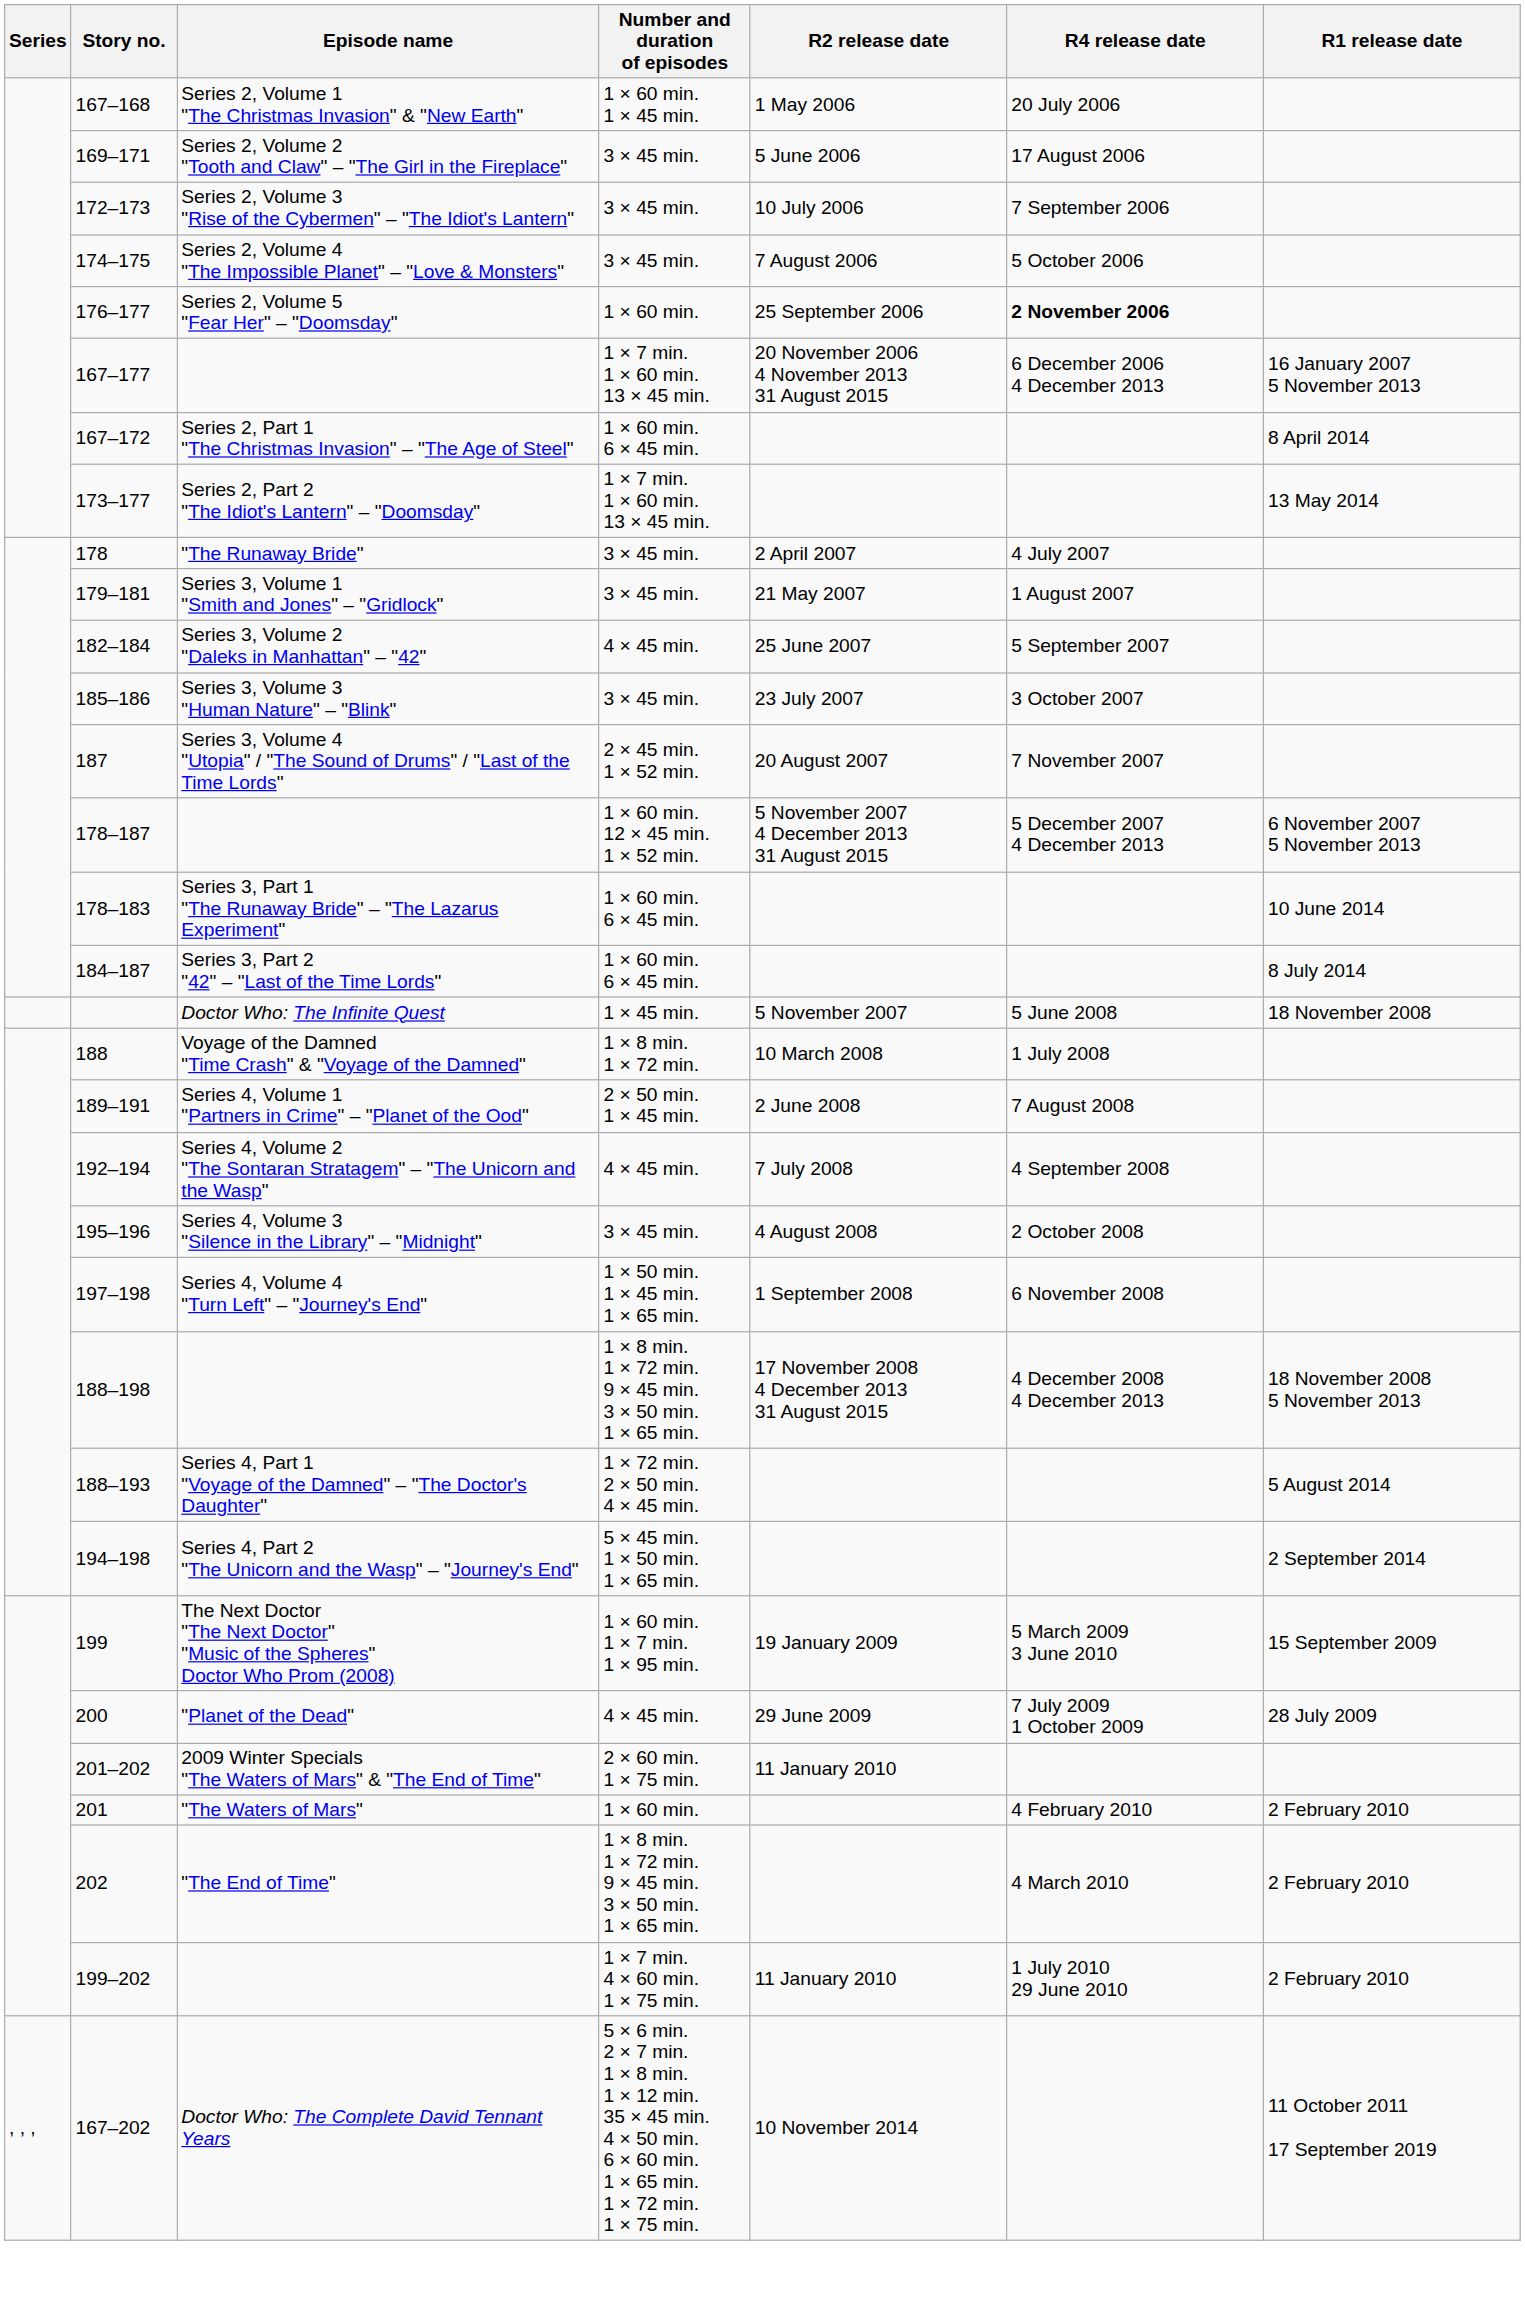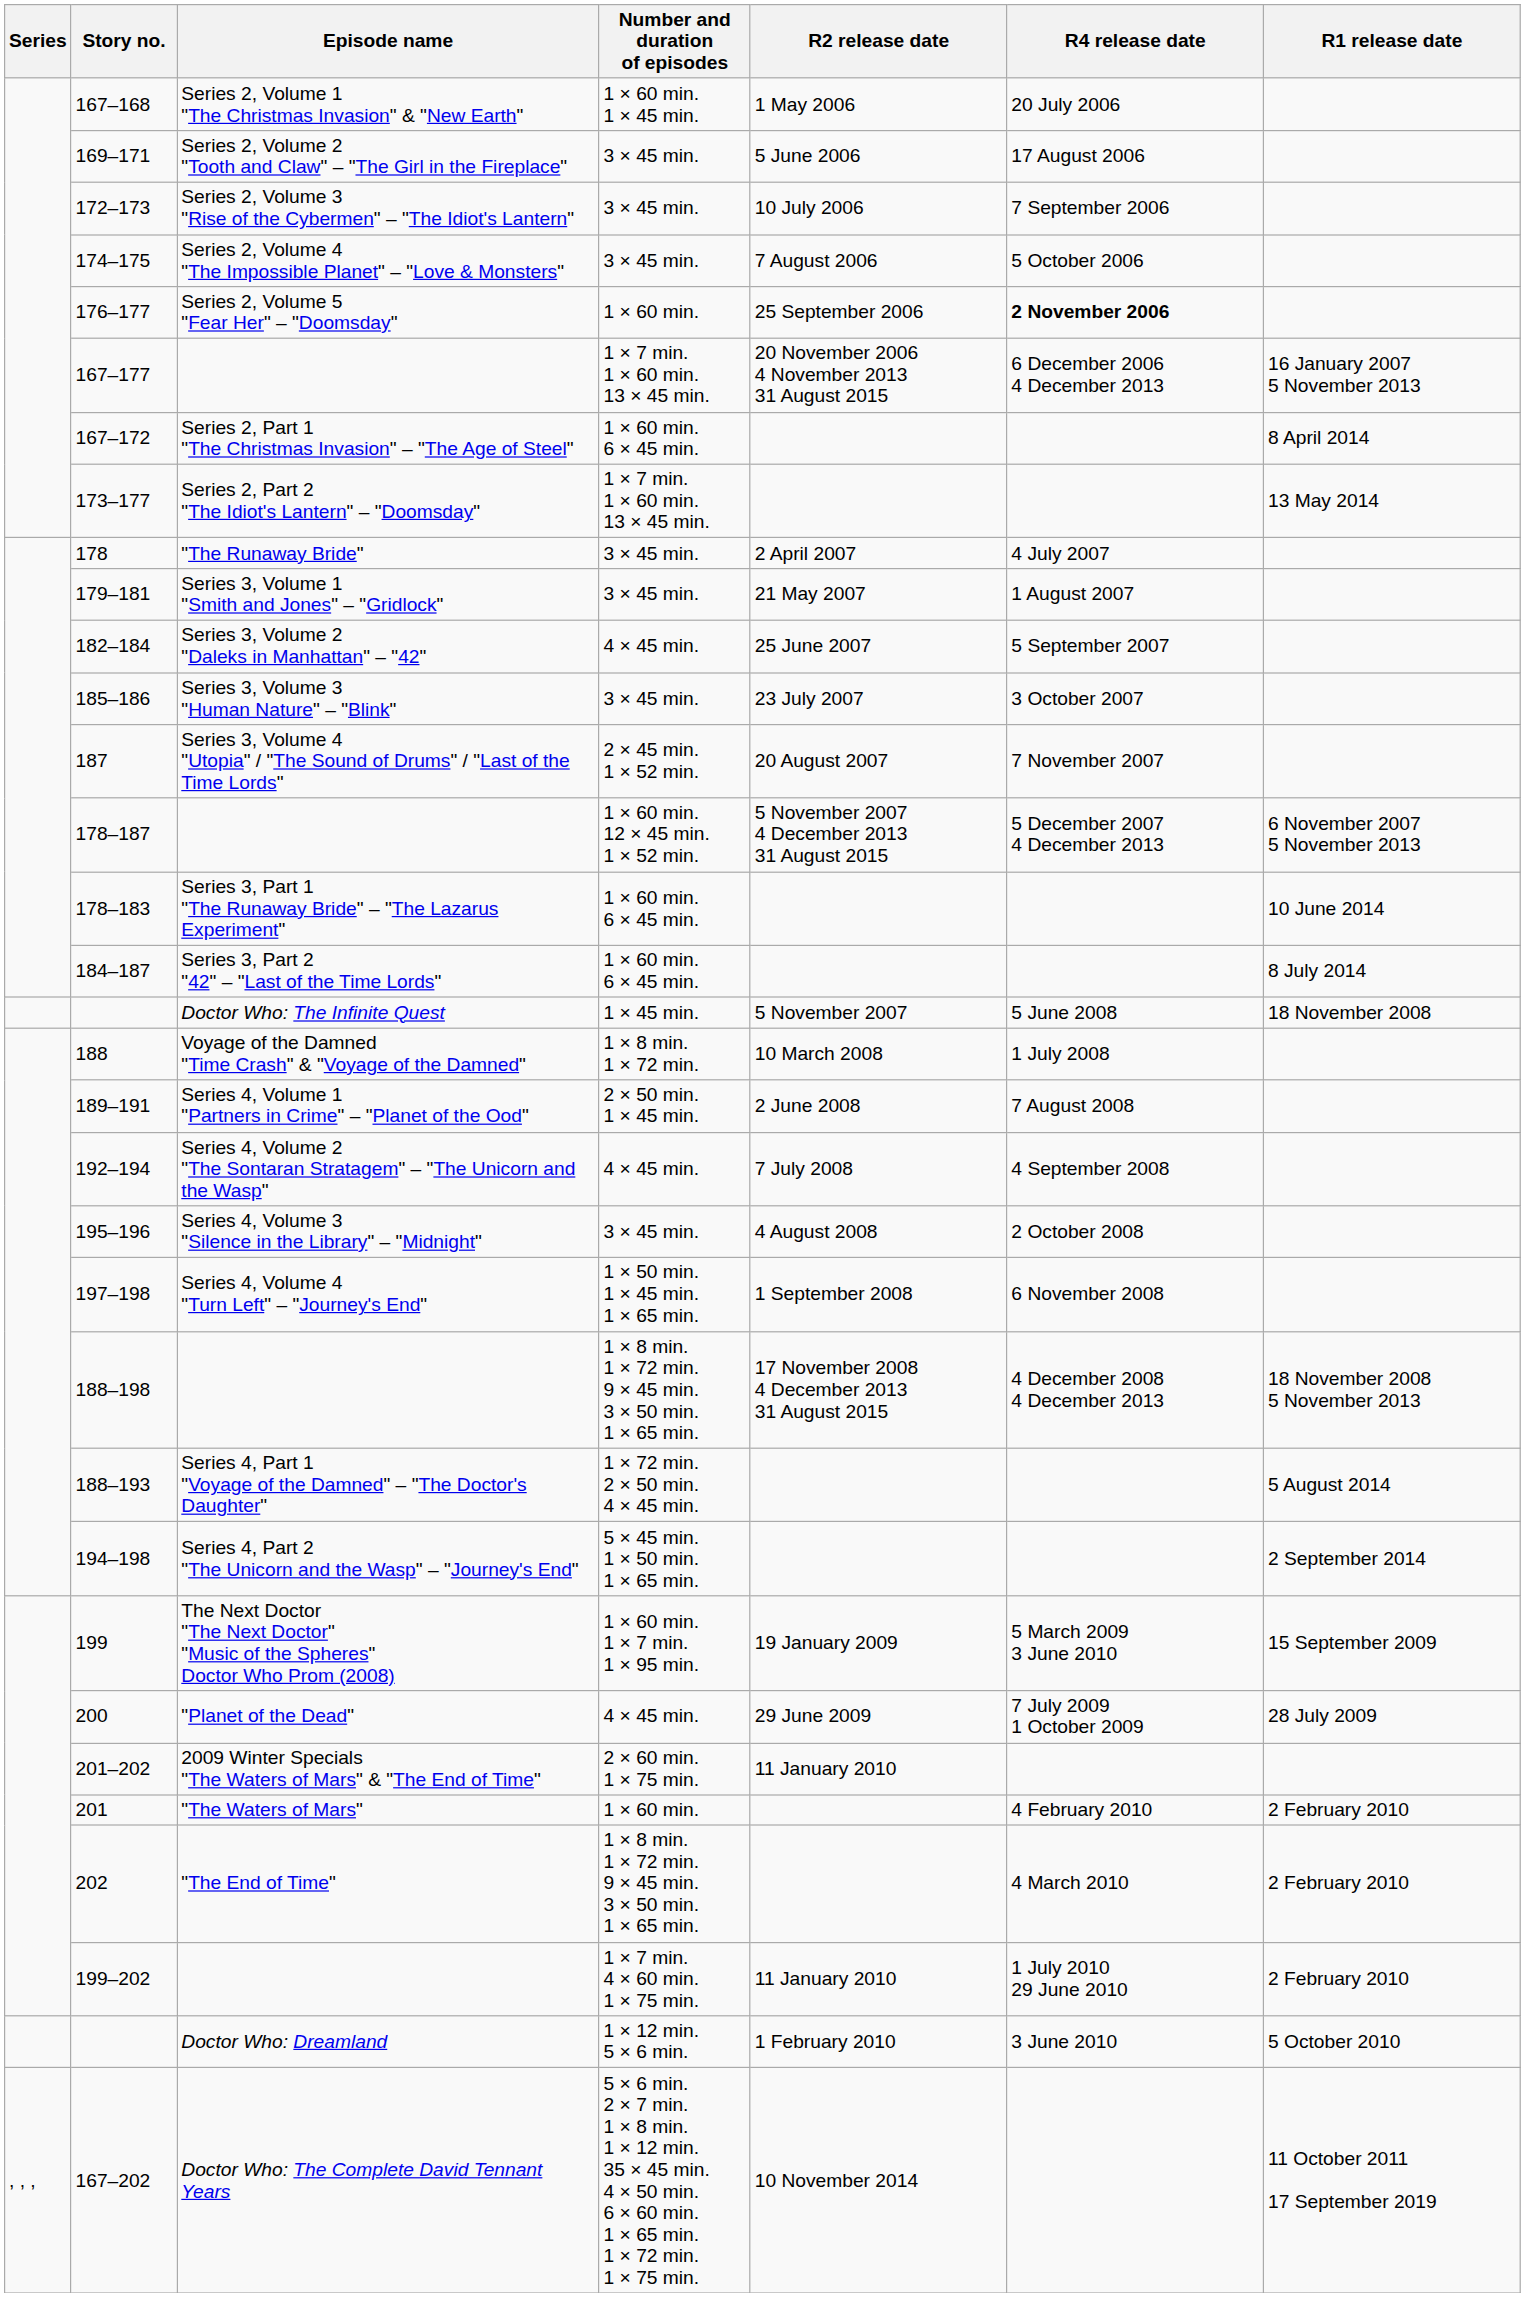+ row: (124, 2042)
